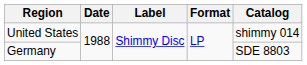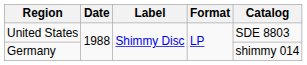(267, 32) shimmy 014 -> (263, 32) SDE 8803
(263, 51) SDE 8803 -> (267, 51) shimmy 014
